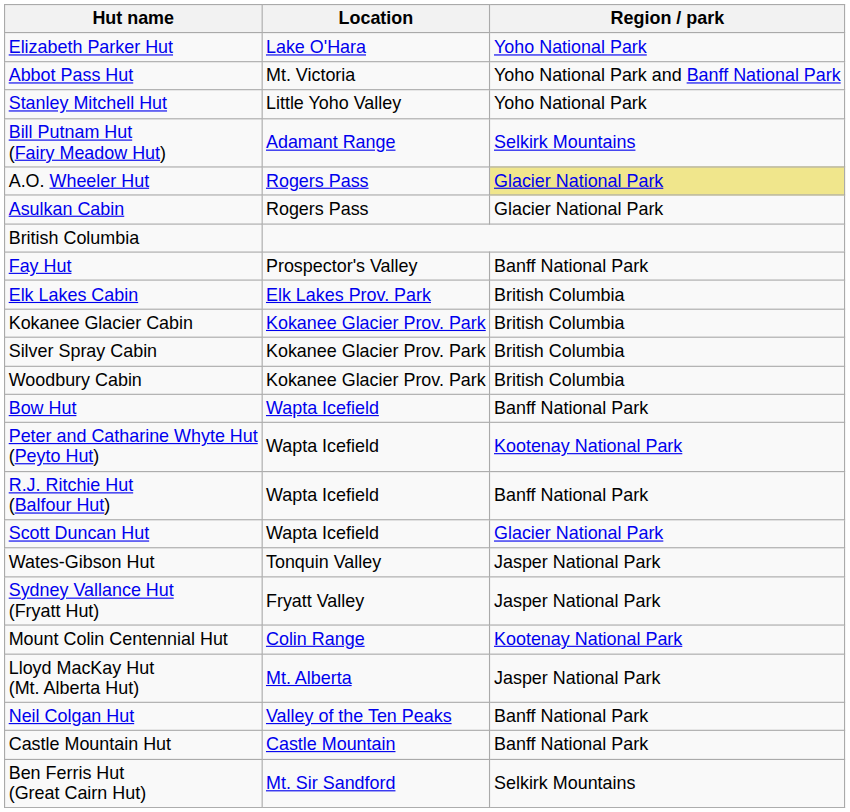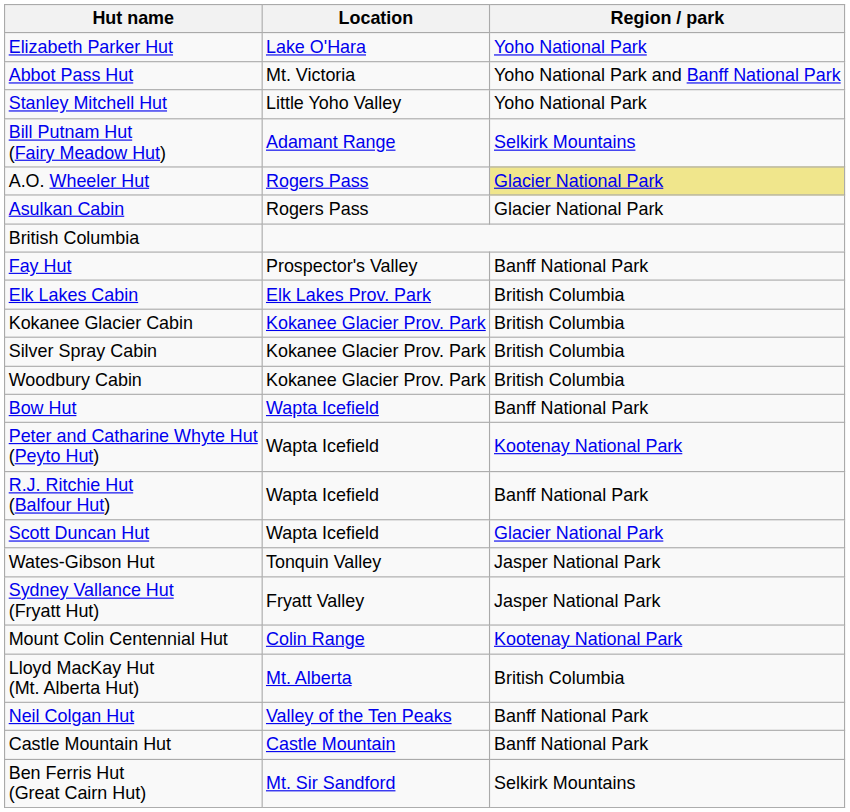(577, 677) Jasper National Park -> (559, 677) British Columbia
